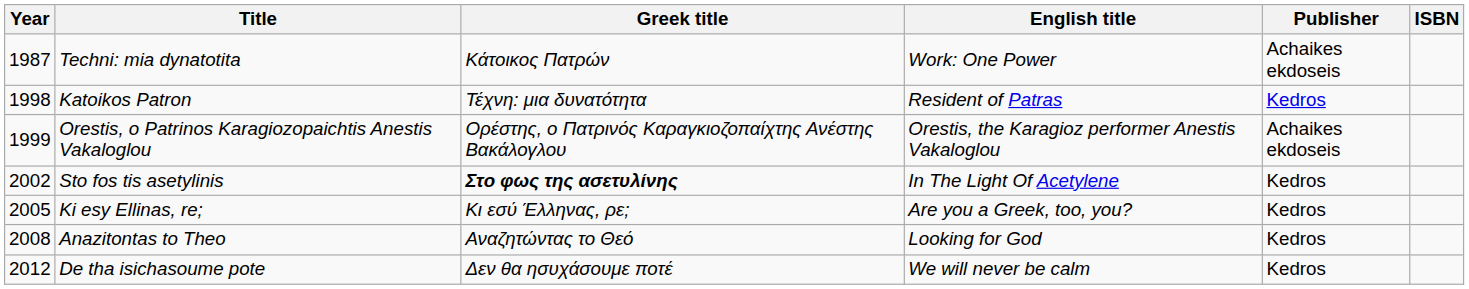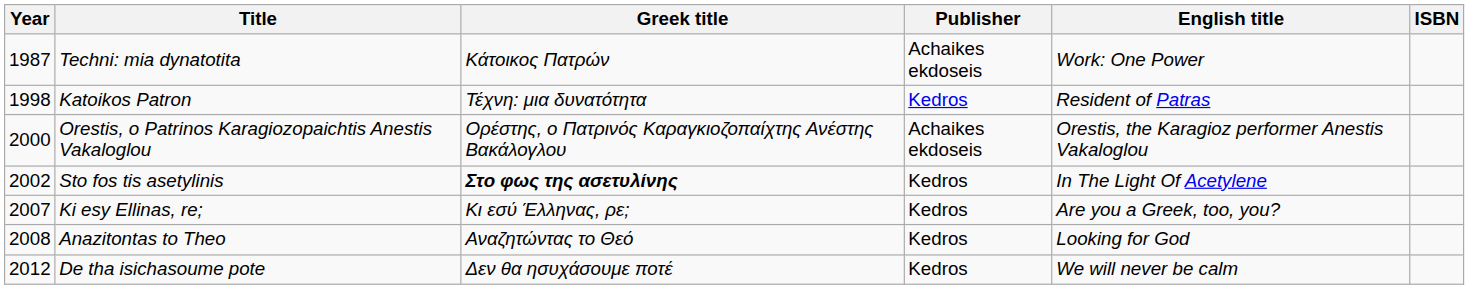columns swapped: (1083, 19) <-> (1336, 19)
(30, 140) 1999 -> (30, 140) 2000
(30, 209) 2005 -> (30, 209) 2007
